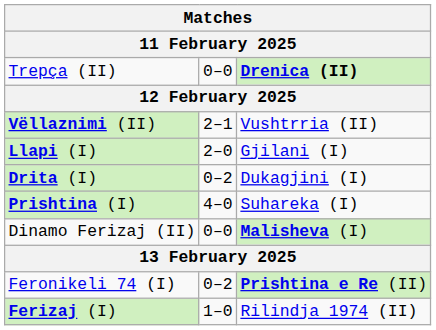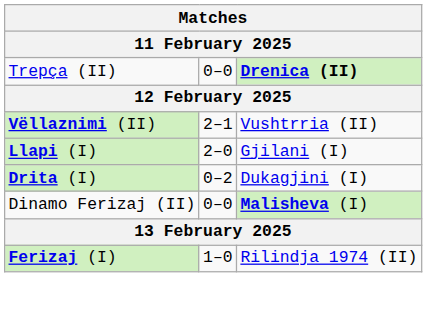- row: (72, 205)
- row: (92, 285)
